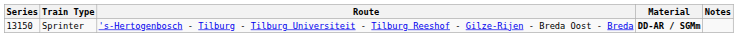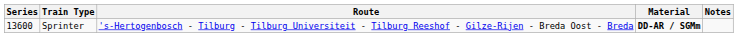(20, 26) 13150 -> (20, 26) 13600
